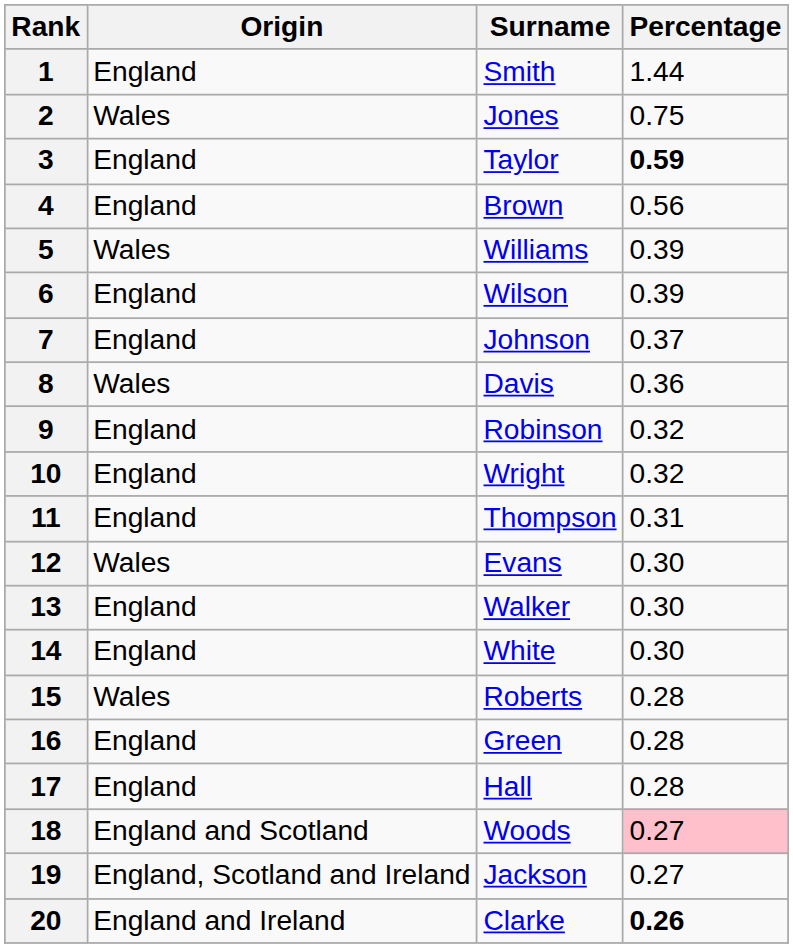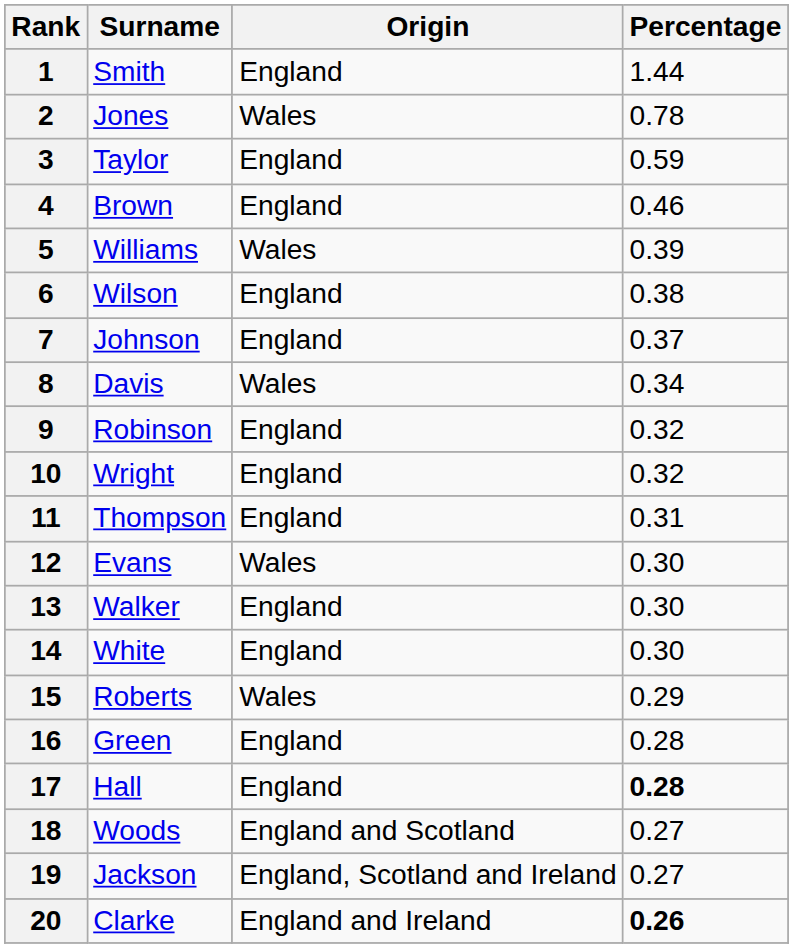columns swapped: (550, 26) <-> (282, 26)
(657, 116) 0.75 -> (657, 116) 0.78
(657, 160) bold -> (657, 160) normal
(657, 205) 0.56 -> (657, 205) 0.46
(657, 294) 0.39 -> (657, 294) 0.38
(657, 384) 0.36 -> (657, 384) 0.34
(657, 696) 0.28 -> (657, 696) 0.29
(657, 786) normal -> (657, 786) bold
(657, 830) pink background -> (657, 830) no background
